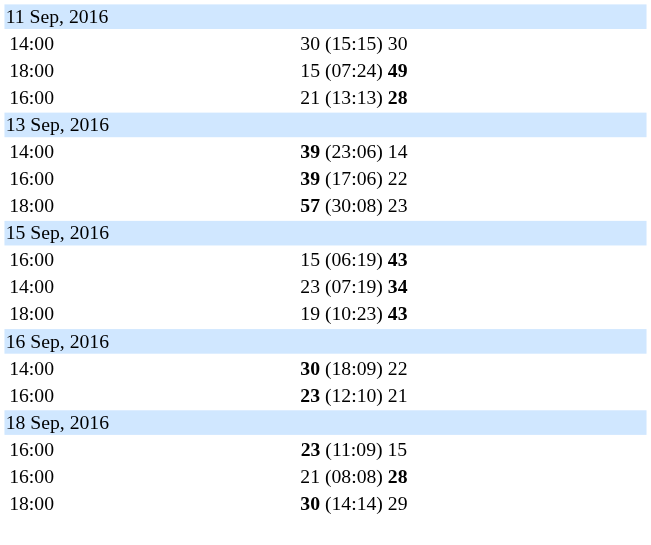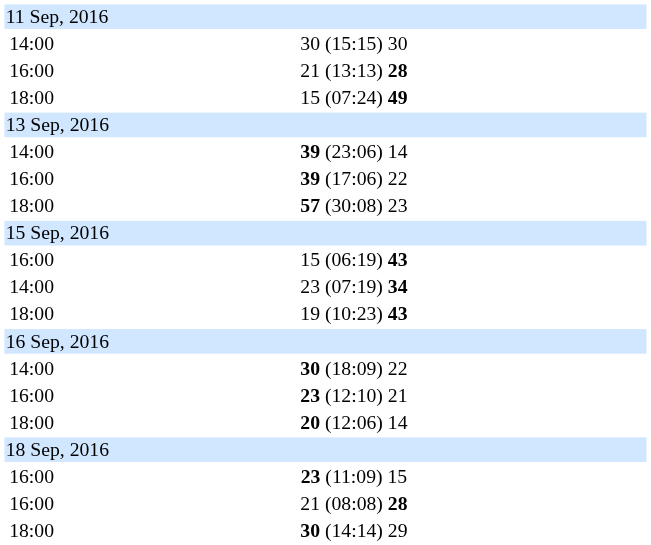rows swapped: (354, 97) <-> (354, 70)
+ row: (354, 422)
